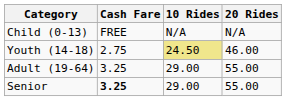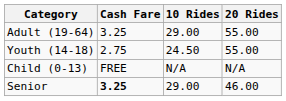rows swapped: (51, 68) <-> (47, 32)
(183, 50) khaki background -> (183, 50) no background
(242, 50) 46.00 -> (242, 50) 55.00
(242, 86) 55.00 -> (242, 86) 46.00
